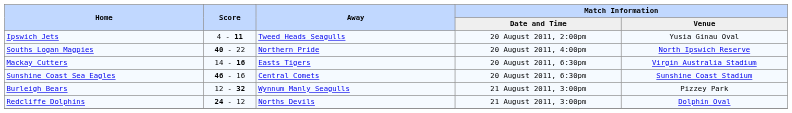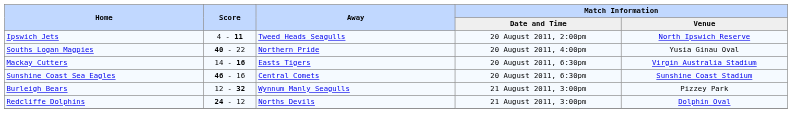(704, 37) Yusia Ginau Oval -> (704, 37) North Ipswich Reserve
(704, 50) North Ipswich Reserve -> (704, 50) Yusia Ginau Oval
